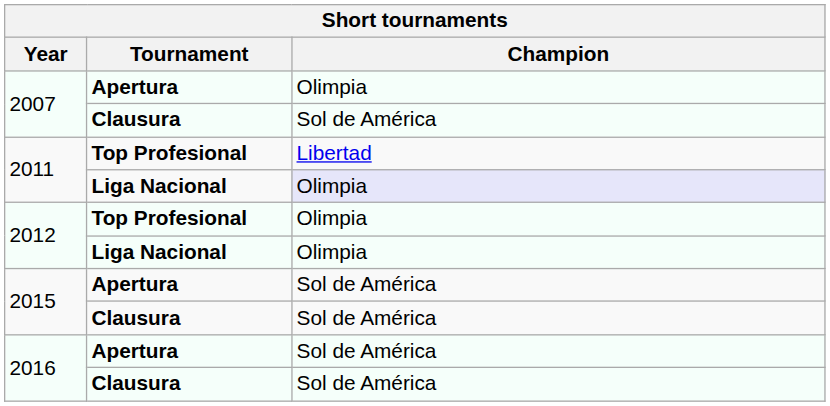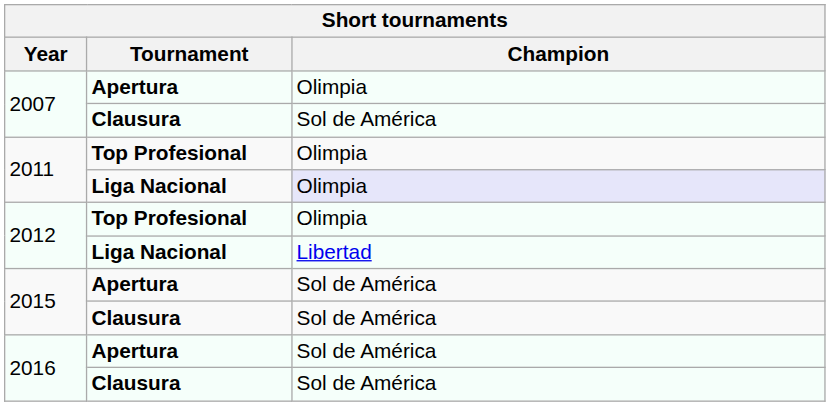(334, 152) Libertad -> (332, 152) Olimpia
(332, 251) Olimpia -> (334, 251) Libertad
